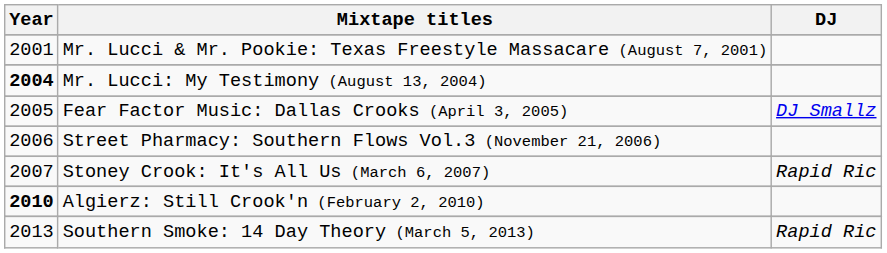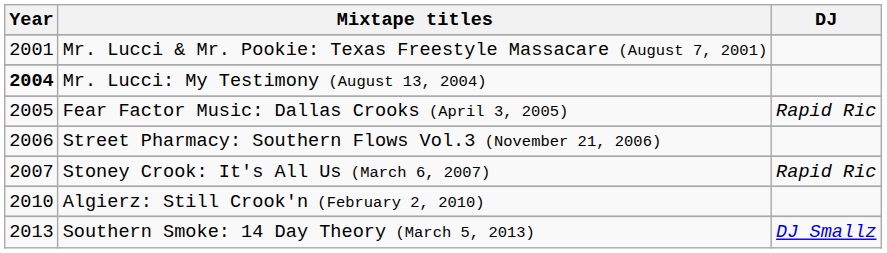(826, 111) DJ Smallz -> (826, 111) Rapid Ric
(31, 202) bold -> (31, 202) normal
(826, 232) Rapid Ric -> (826, 232) DJ Smallz
